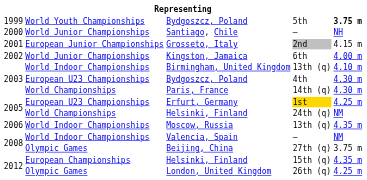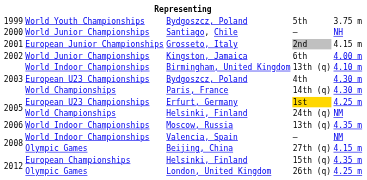(348, 21) bold -> (348, 21) normal
(348, 148) 3.75 m -> (348, 148) 4.15 m
